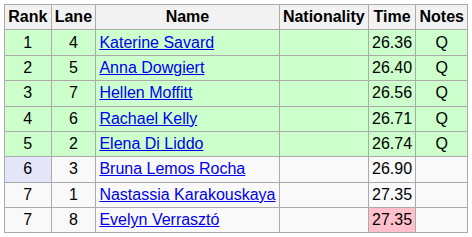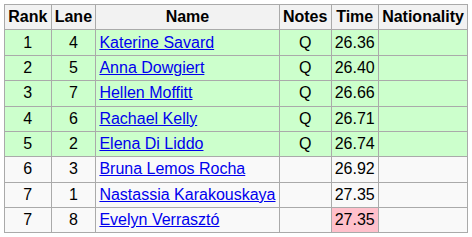columns swapped: (324, 17) <-> (442, 17)
(392, 93) 26.56 -> (355, 93) 26.66
(28, 169) lavender background -> (28, 169) no background
(392, 169) 26.90 -> (355, 169) 26.92
